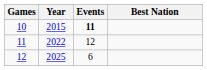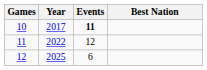(56, 27) 2015 -> (56, 27) 2017
